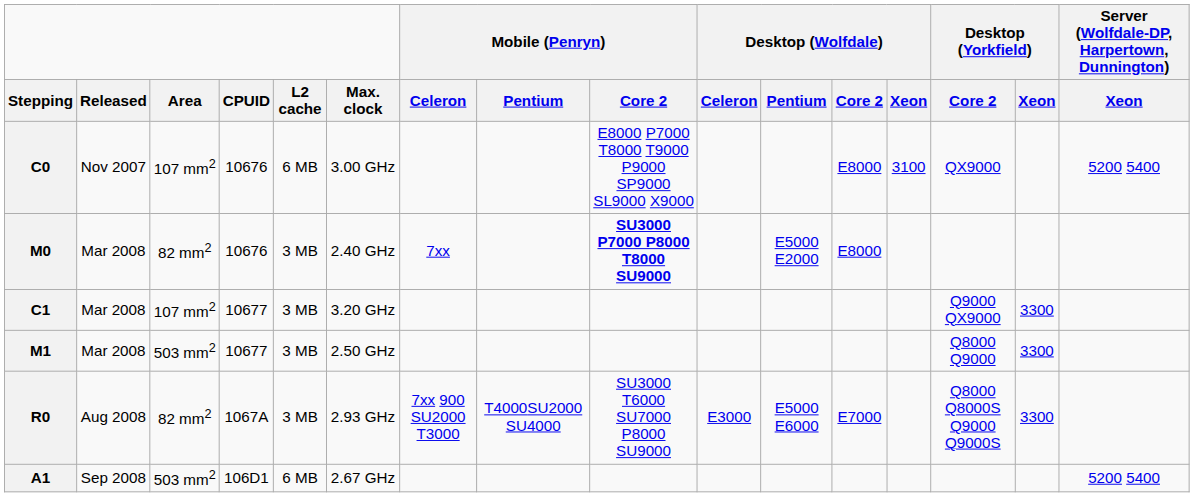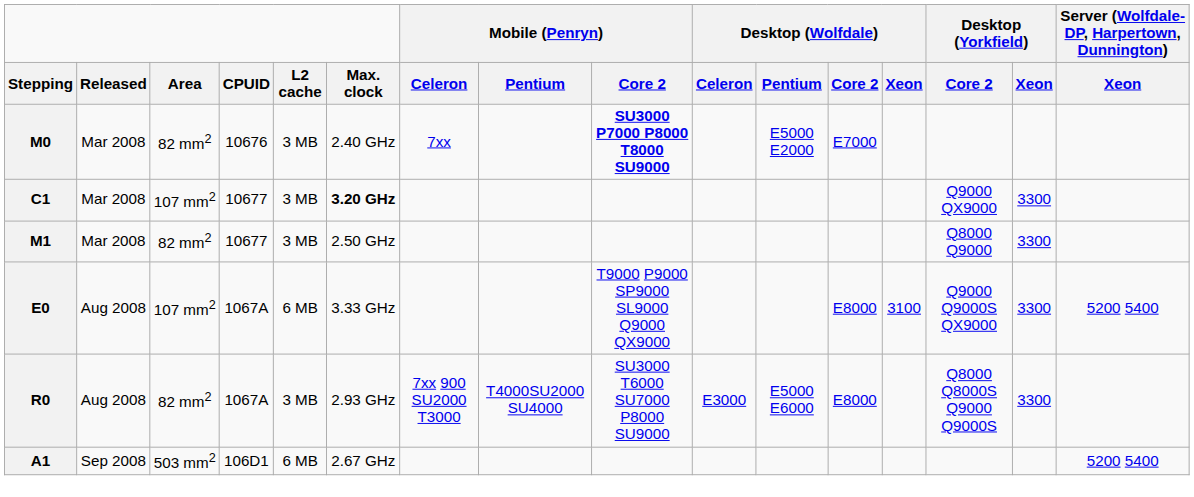- row: (40, 167)
(859, 251) E8000 -> (855, 141) E7000
(363, 309) normal -> (363, 200) bold
(185, 350) 503 mm2 -> (185, 241) 82 mm2
+ row: (40, 308)
(859, 417) E7000 -> (855, 400) E8000
